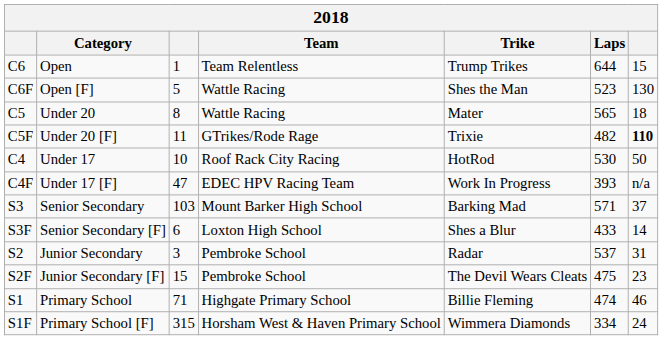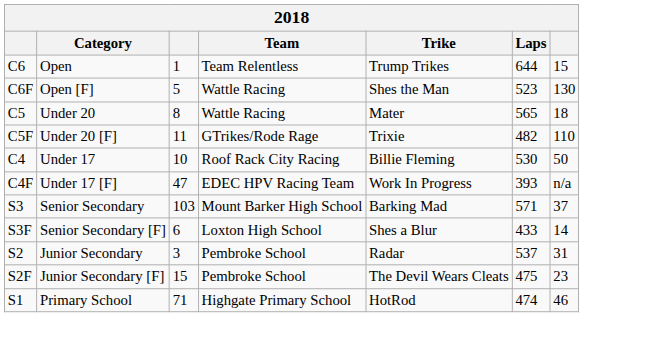(643, 136) bold -> (564, 136) normal
(471, 159) HotRod -> (412, 159) Billie Fleming
(490, 299) Billie Fleming -> (392, 299) HotRod
- row: (20, 323)
